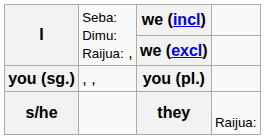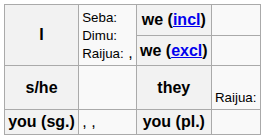rows swapped: (42, 78) <-> (42, 112)
